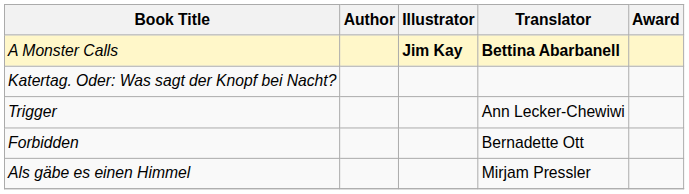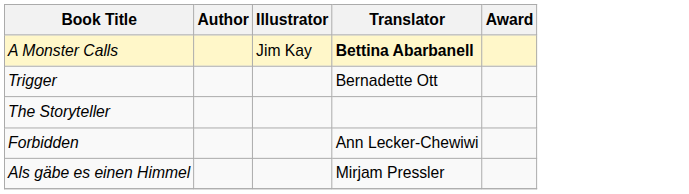(432, 50) bold -> (284, 50) normal
- row: (172, 81)
(553, 112) Ann Lecker-Chewiwi -> (387, 81) Bernadette Ott
+ row: (59, 112)
(533, 142) Bernadette Ott -> (407, 142) Ann Lecker-Chewiwi
